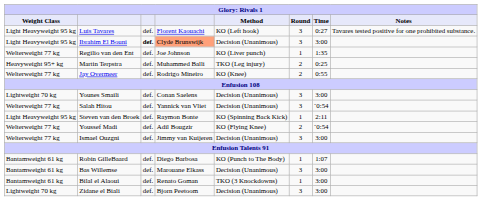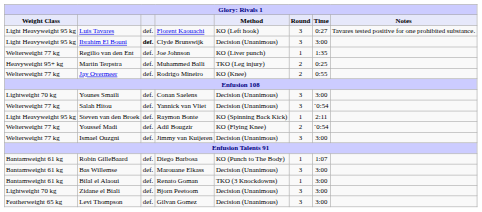(180, 42) lightsalmon background -> (180, 42) no background
+ row: (101, 202)
